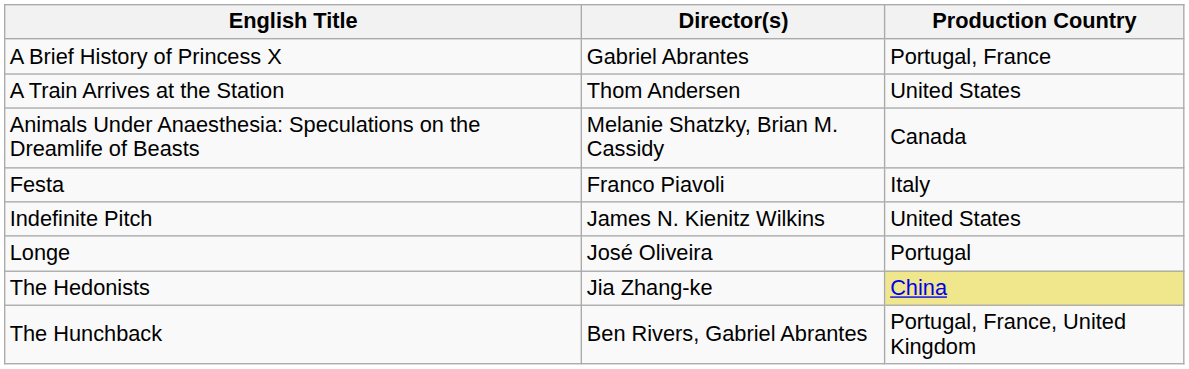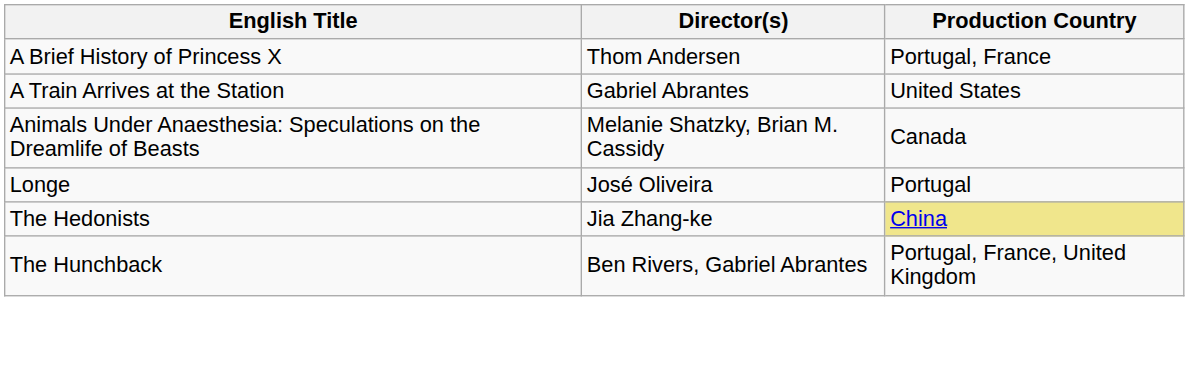(668, 56) Gabriel Abrantes -> (664, 56) Thom Andersen
(664, 90) Thom Andersen -> (668, 90) Gabriel Abrantes
- row: (37, 184)
- row: (81, 218)
